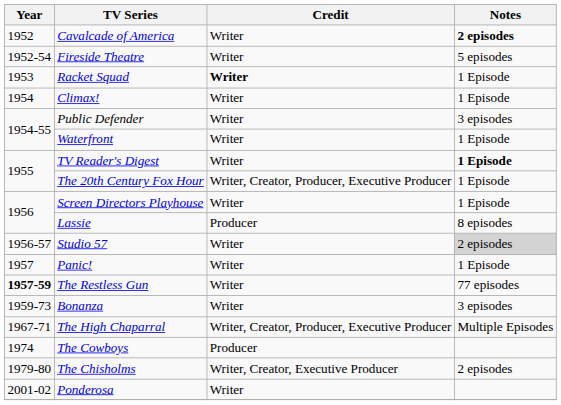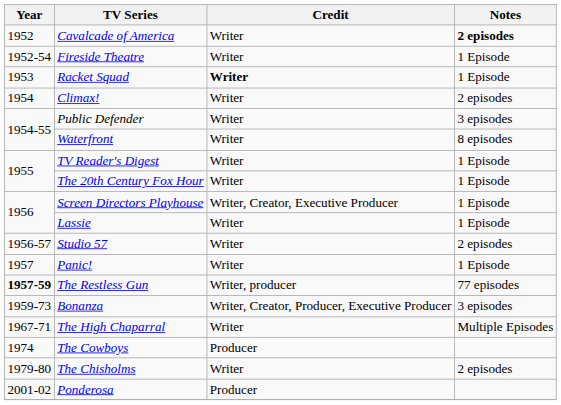(485, 56) 5 episodes -> (483, 56) 1 Episode
(483, 98) 1 Episode -> (485, 98) 2 episodes
(483, 139) 1 Episode -> (485, 139) 8 episodes
(485, 160) bold -> (483, 160) normal
(331, 181) Writer, Creator, Producer, Executive Producer -> (227, 181) Writer
(227, 202) Writer -> (304, 202) Writer, Creator, Executive Producer
(233, 222) Producer -> (227, 222) Writer
(485, 222) 8 episodes -> (483, 222) 1 Episode
(485, 243) lightgrey background -> (485, 243) no background
(227, 285) Writer -> (253, 285) Writer, producer
(227, 306) Writer -> (331, 306) Writer, Creator, Producer, Executive Producer
(331, 327) Writer, Creator, Producer, Executive Producer -> (227, 327) Writer
(304, 368) Writer, Creator, Executive Producer -> (227, 368) Writer
(227, 389) Writer -> (233, 389) Producer
